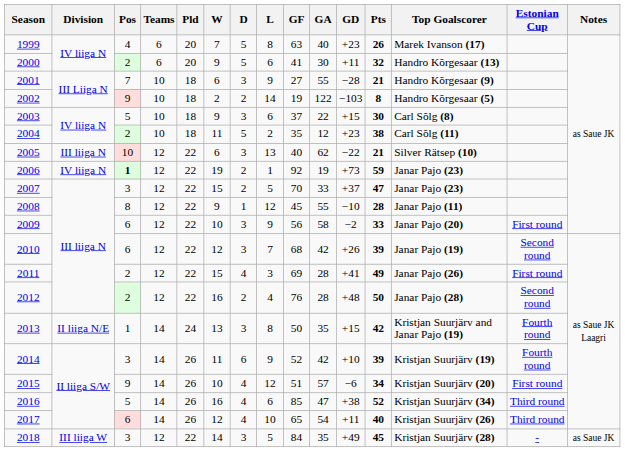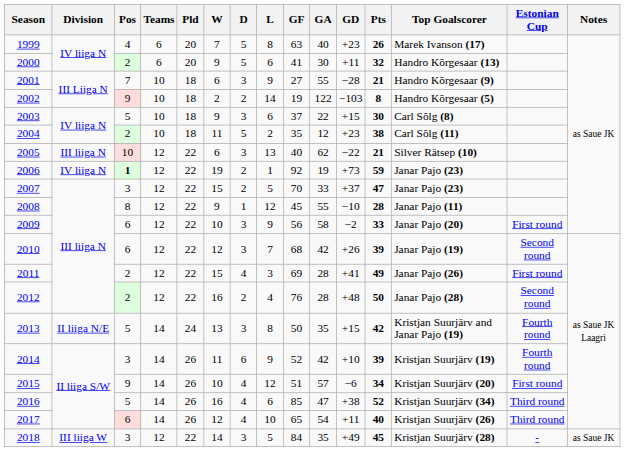(127, 328) 1 -> (127, 328) 5
